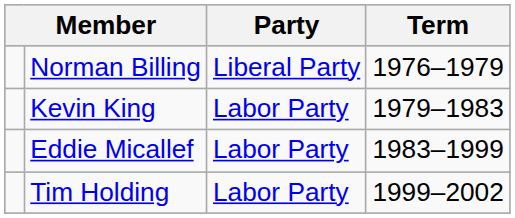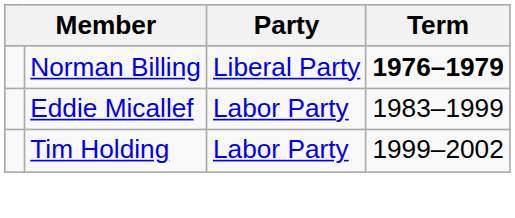(438, 66) normal -> (438, 66) bold
- row: (93, 108)
